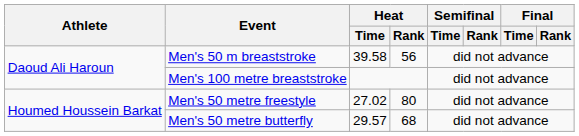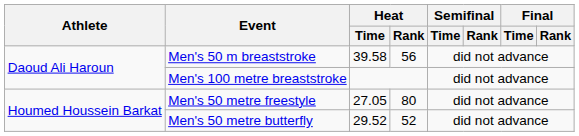(370, 100) 27.02 -> (370, 100) 27.05
(370, 121) 29.57 -> (370, 121) 29.52
(409, 121) 68 -> (409, 121) 52
